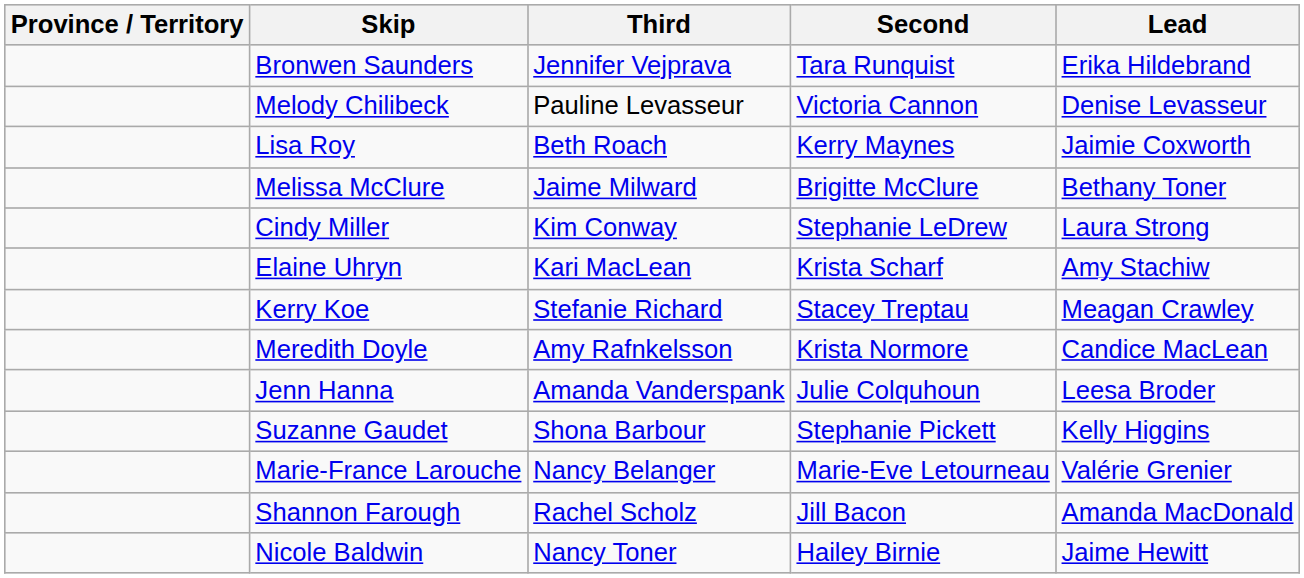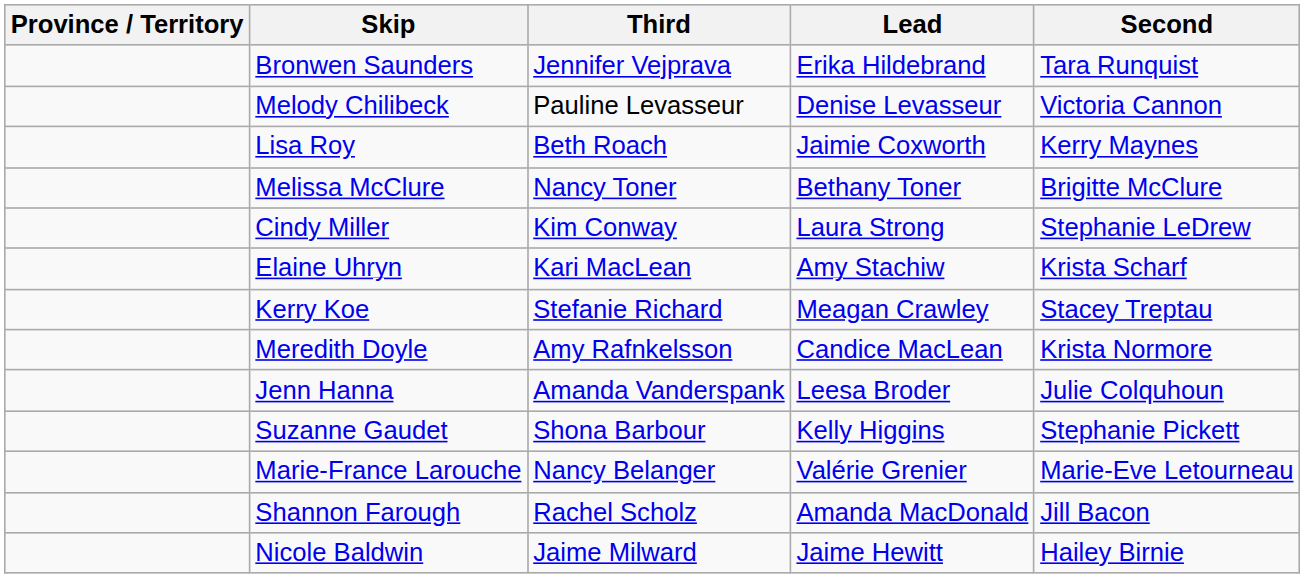columns swapped: (923, 24) <-> (1178, 24)
(615, 187) Jaime Milward -> (605, 187) Nancy Toner
(605, 552) Nancy Toner -> (615, 552) Jaime Milward
